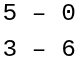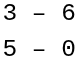rows swapped: (39, 49) <-> (39, 13)
